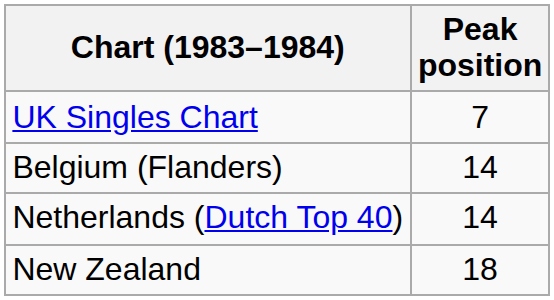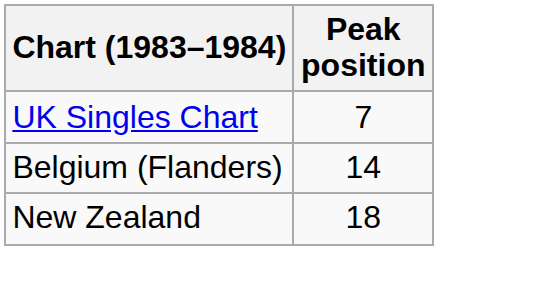- row: (208, 218)
